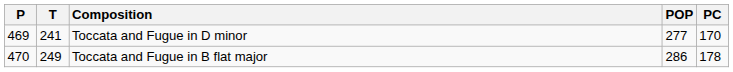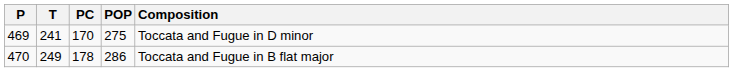columns swapped: (712, 14) <-> (112, 14)
(676, 35) 277 -> (115, 35) 275
